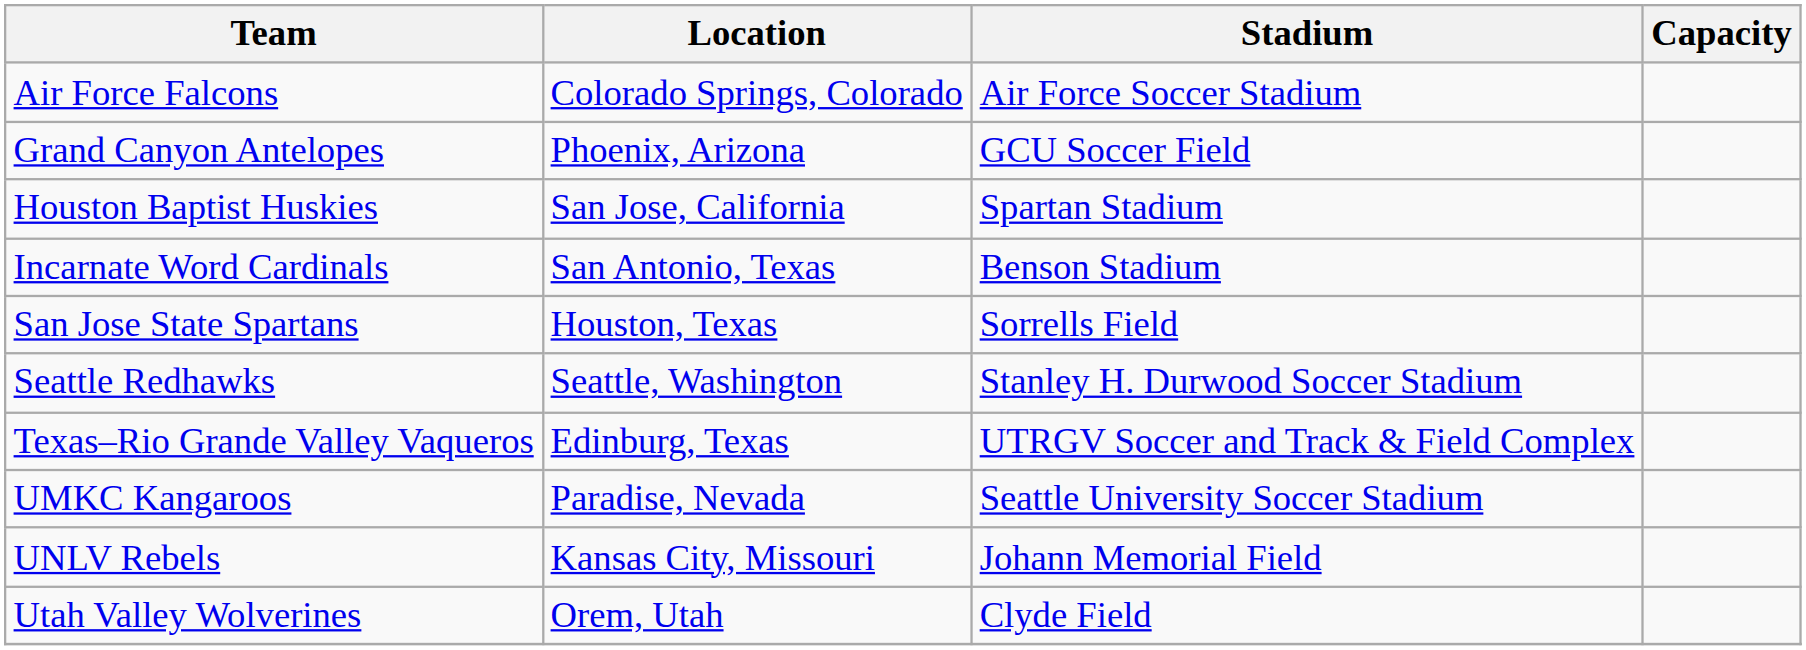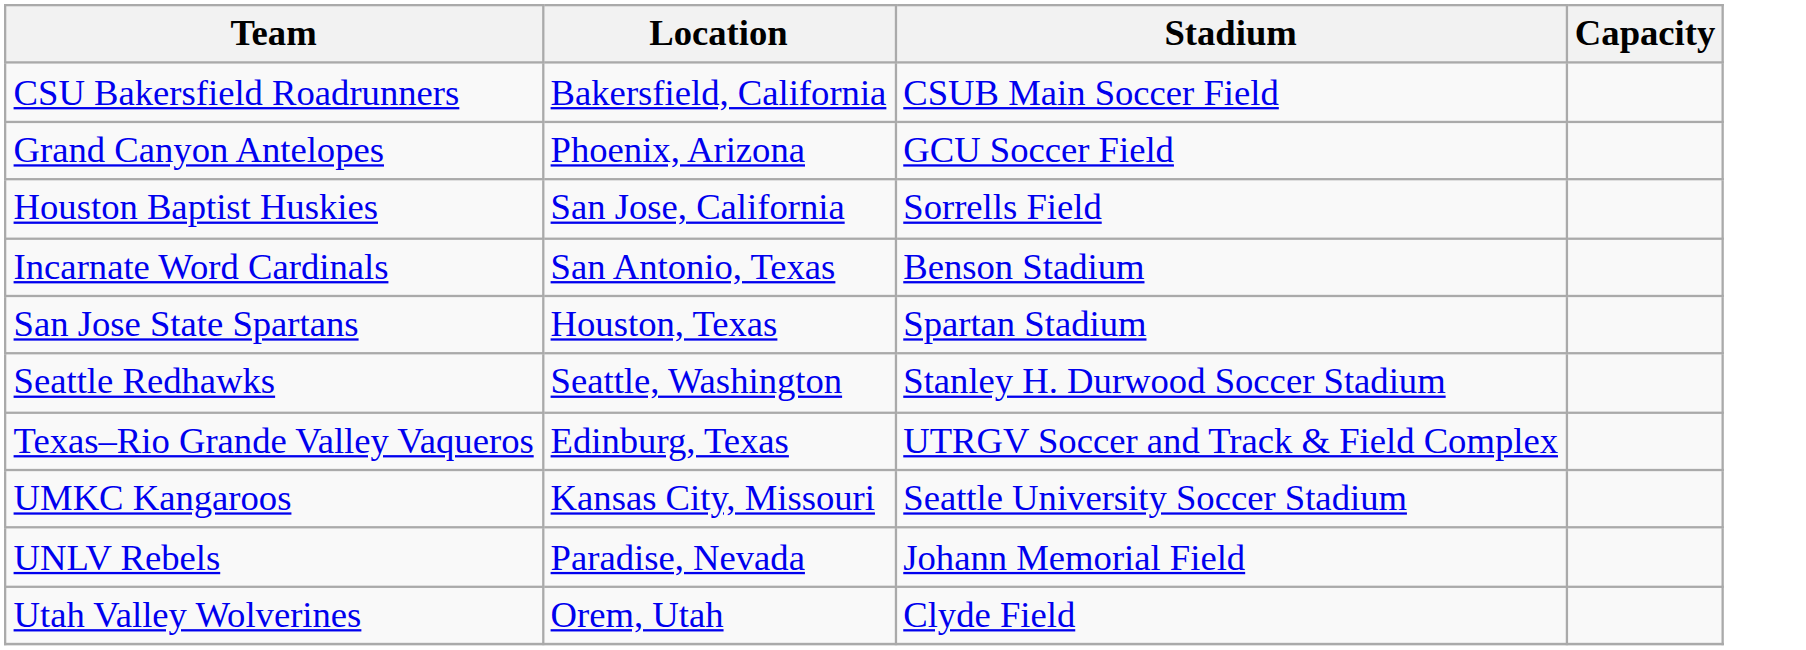- row: (146, 91)
+ row: (236, 91)
(1101, 207) Spartan Stadium -> (1002, 207) Sorrells Field
(1079, 324) Sorrells Field -> (1025, 324) Spartan Stadium
(678, 498) Paradise, Nevada -> (713, 498) Kansas City, Missouri
(713, 556) Kansas City, Missouri -> (678, 556) Paradise, Nevada
